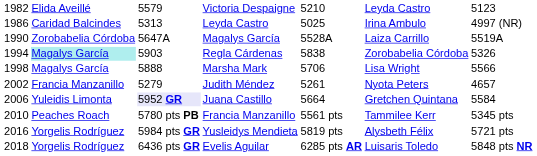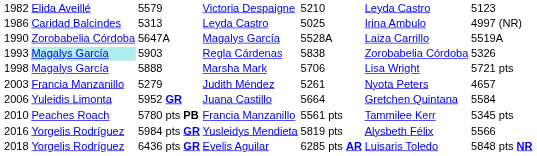(16, 53) 1994 -> (16, 53) 1993
(483, 69) 5566 -> (492, 69) 5721 pts
(16, 84) 2002 -> (16, 84) 2003
(160, 99) lavender background -> (160, 99) no background
(492, 131) 5721 pts -> (483, 131) 5566
